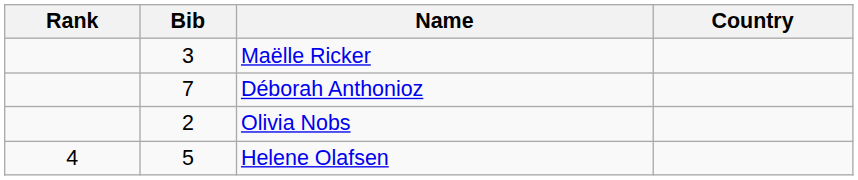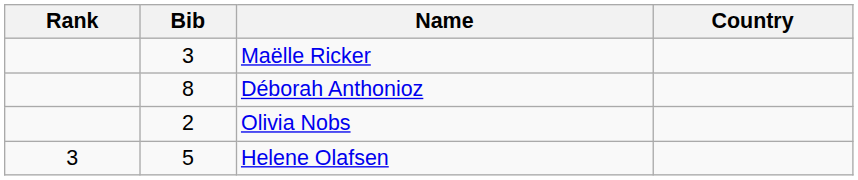(188, 89) 7 -> (188, 89) 8
(72, 157) 4 -> (72, 157) 3
